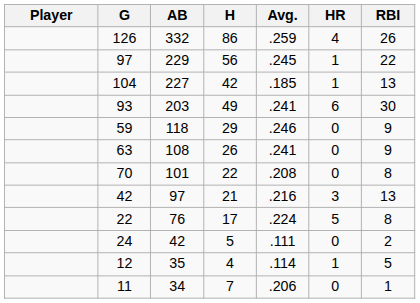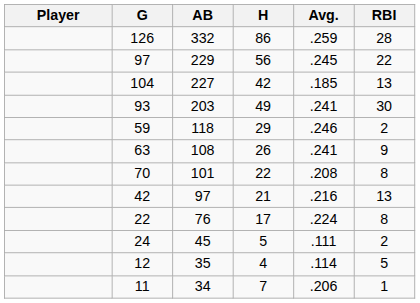- column: (335, 15)
(388, 38) 26 -> (384, 38) 28
(388, 128) 9 -> (384, 128) 2
(177, 241) 42 -> (203, 241) 45
